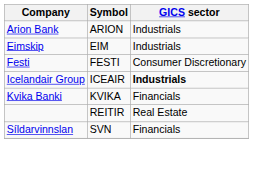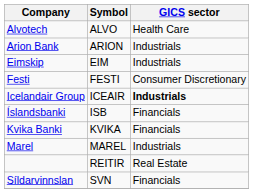+ row: (27, 29)
+ row: (36, 113)
+ row: (20, 146)
